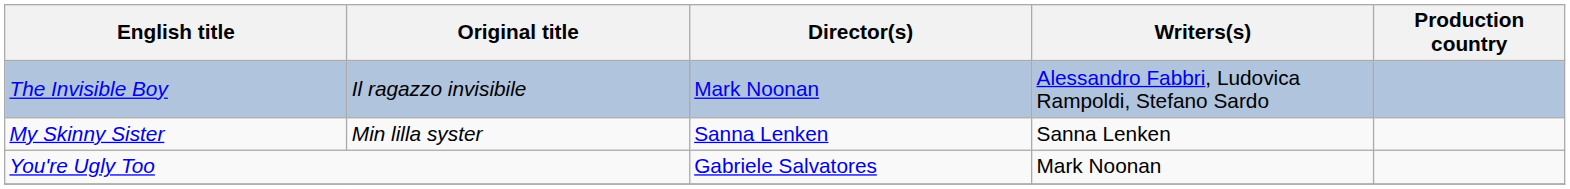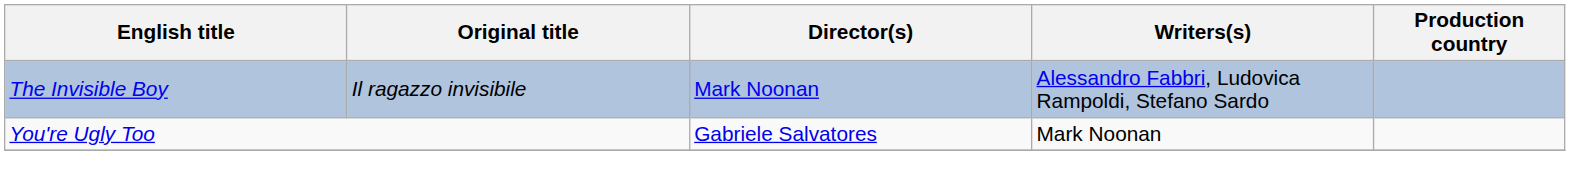- row: (87, 133)
